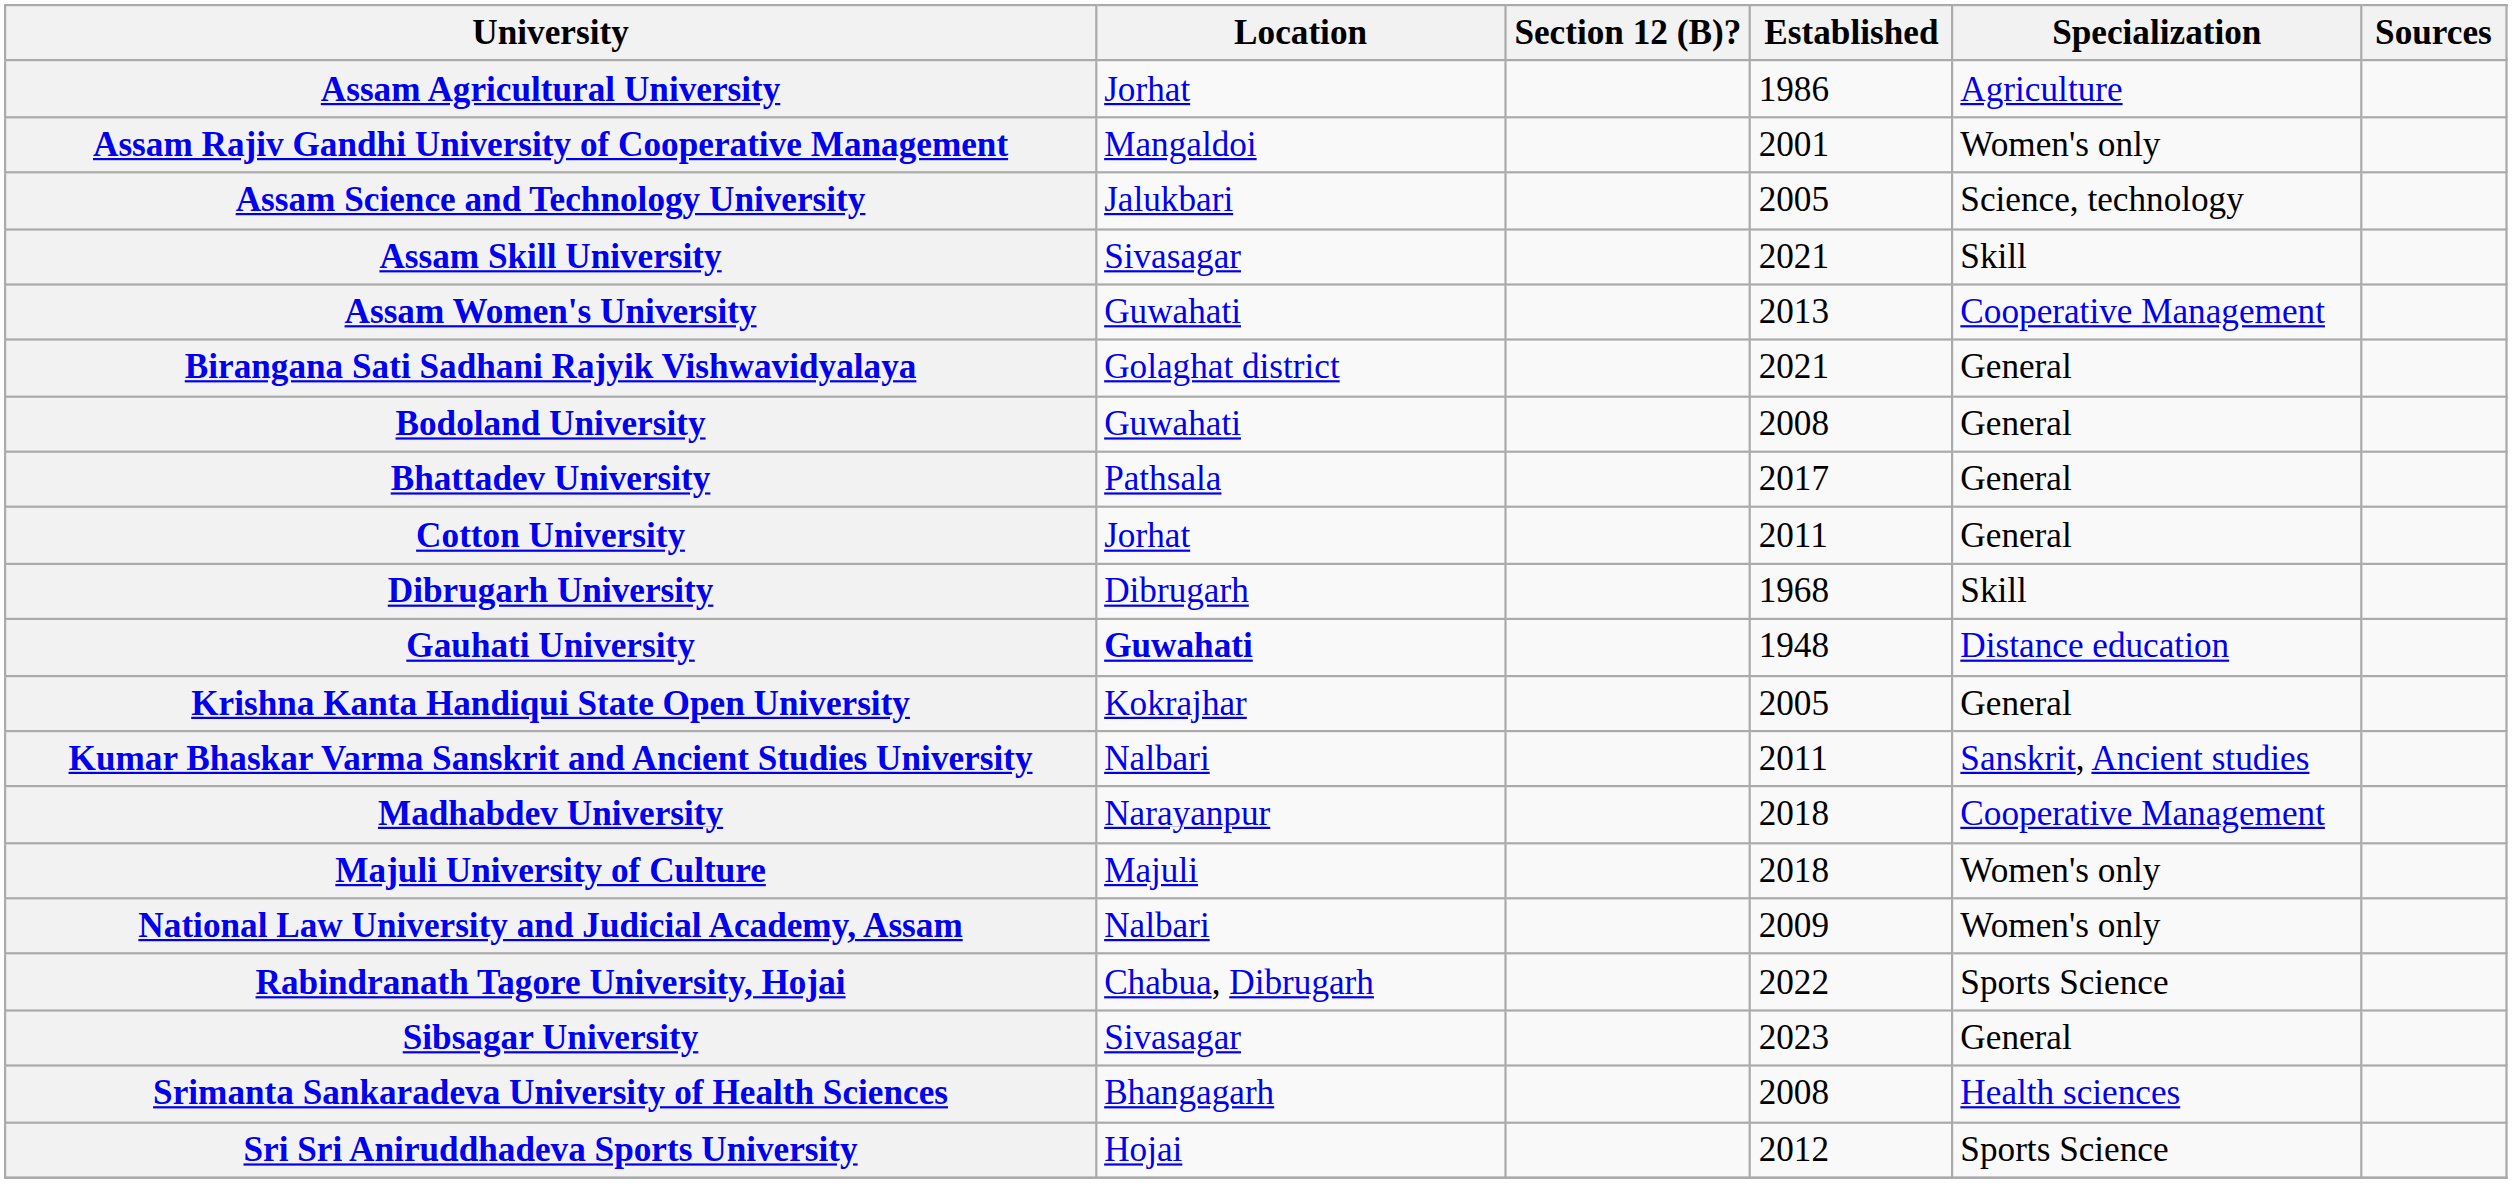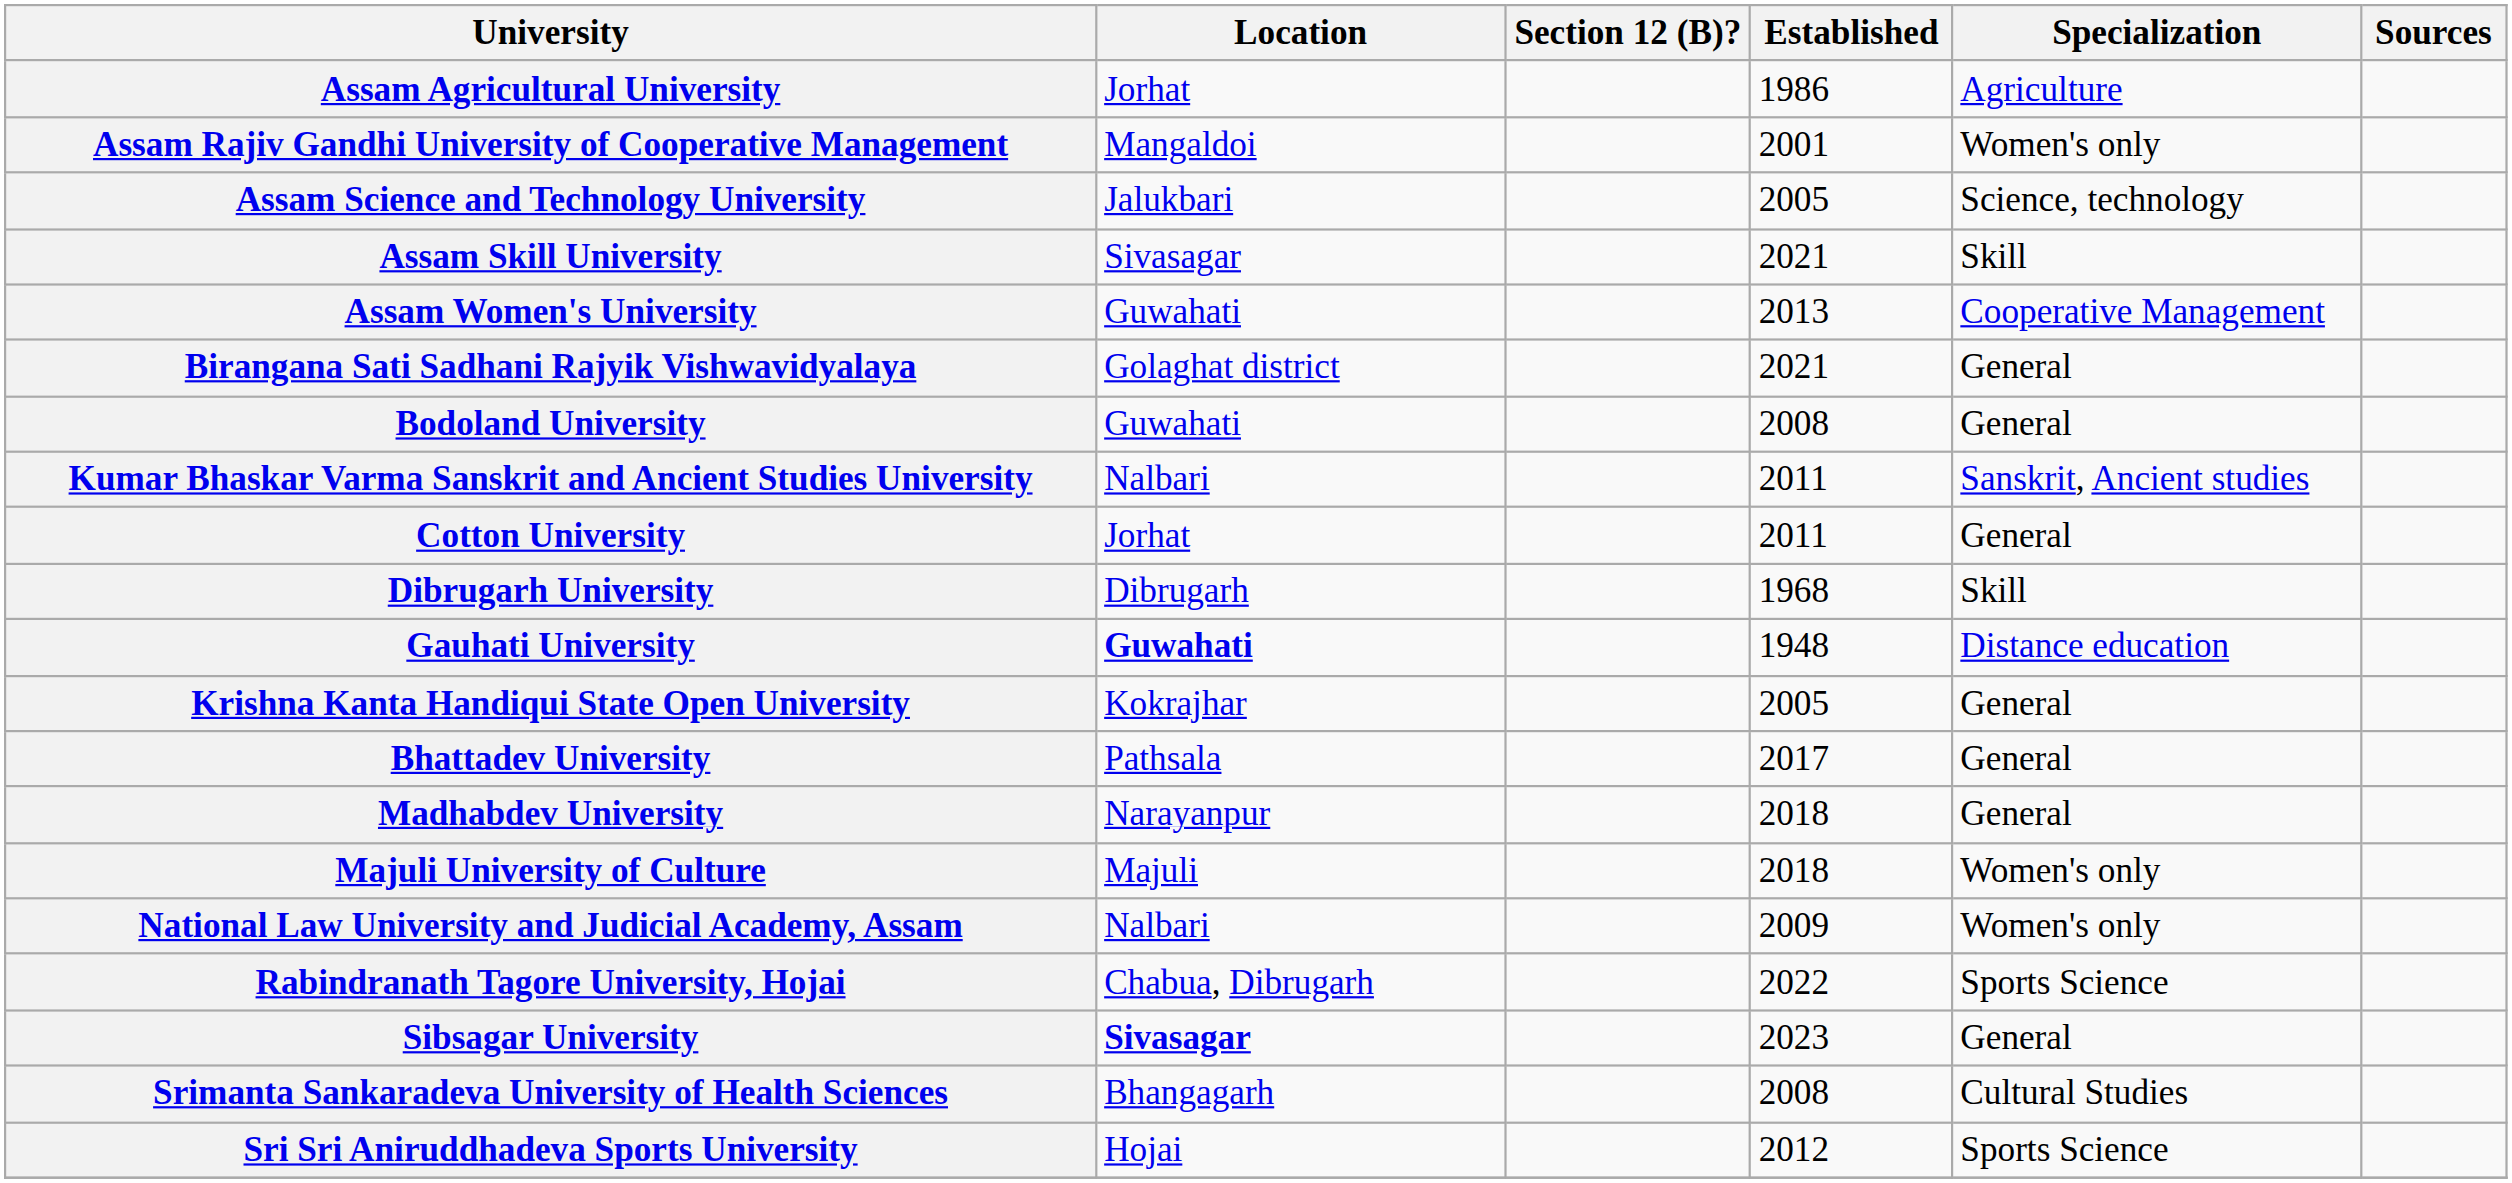rows swapped: (551, 479) <-> (551, 758)
(2143, 813) Cooperative Management -> (2016, 813) General
(1173, 1037) normal -> (1177, 1037) bold
(2070, 1093) Health sciences -> (2074, 1093) Cultural Studies
